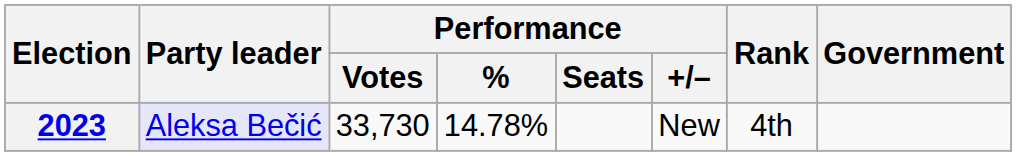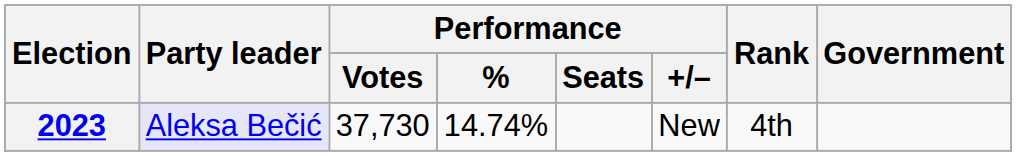(383, 126) 33,730 -> (383, 126) 37,730
(496, 126) 14.78% -> (496, 126) 14.74%
